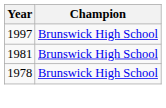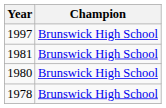+ row: (20, 73)
